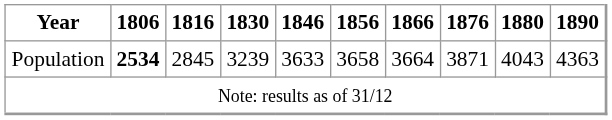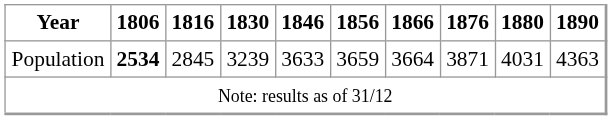(358, 58) 3658 -> (358, 58) 3659
(523, 58) 4043 -> (523, 58) 4031
